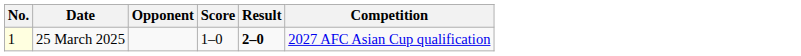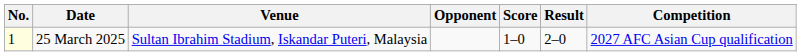+ column: (279, 16)
(253, 39) bold -> (555, 39) normal
